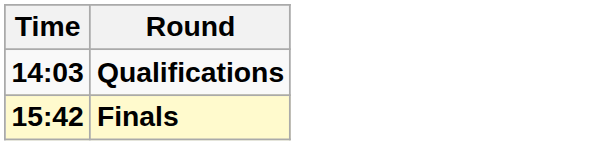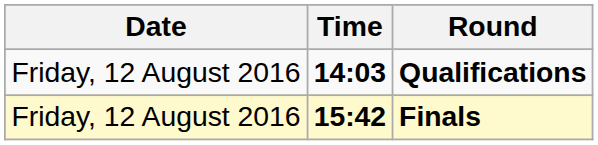+ column: (156, 26)
